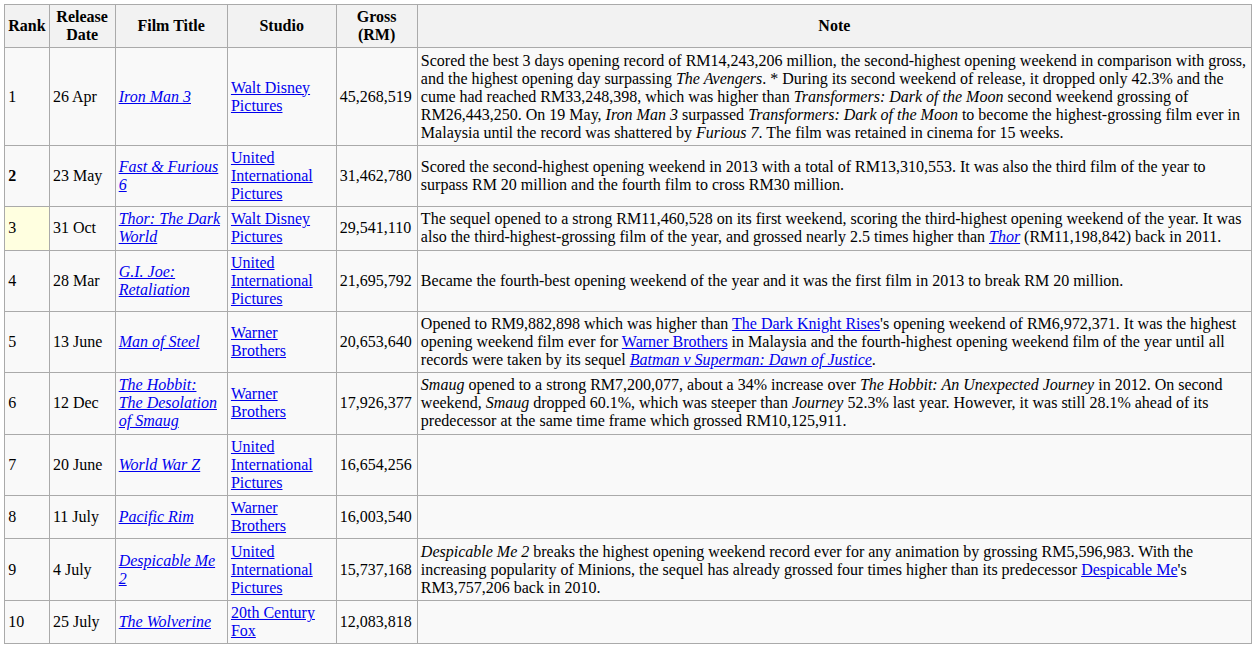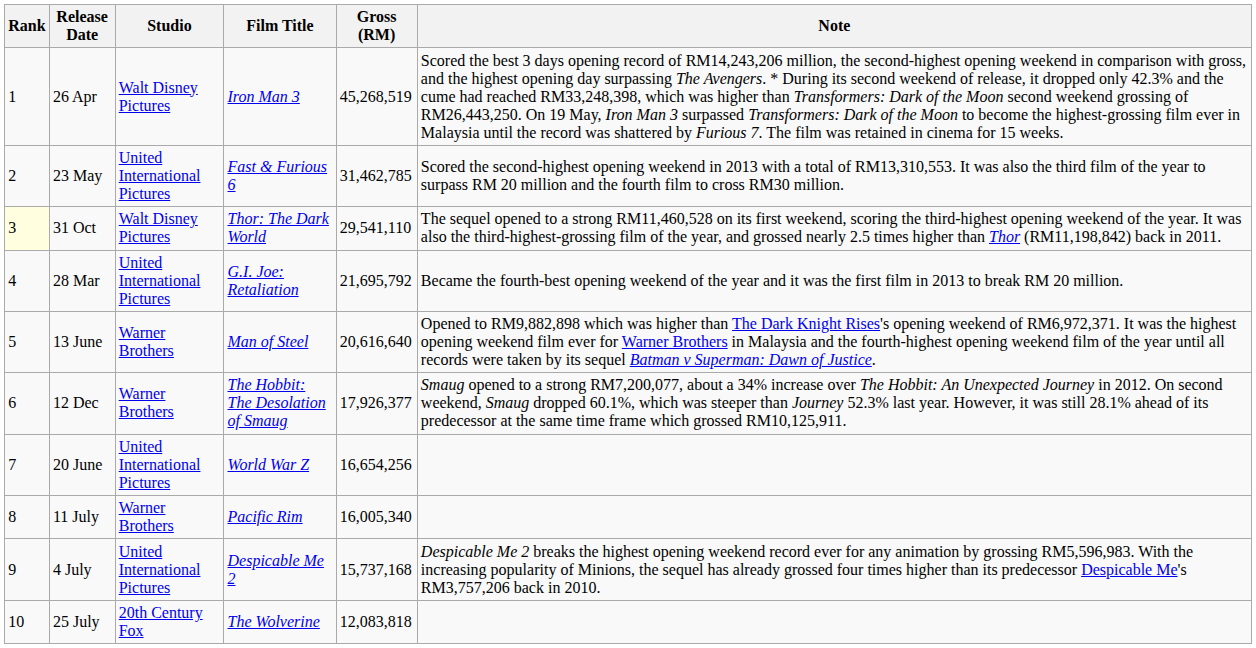columns swapped: (171, 26) <-> (282, 26)
(12, 175) bold -> (12, 175) normal
(376, 175) 31,462,780 -> (376, 175) 31,462,785
(376, 342) 20,653,640 -> (376, 342) 20,616,640
(376, 517) 16,003,540 -> (376, 517) 16,005,340
